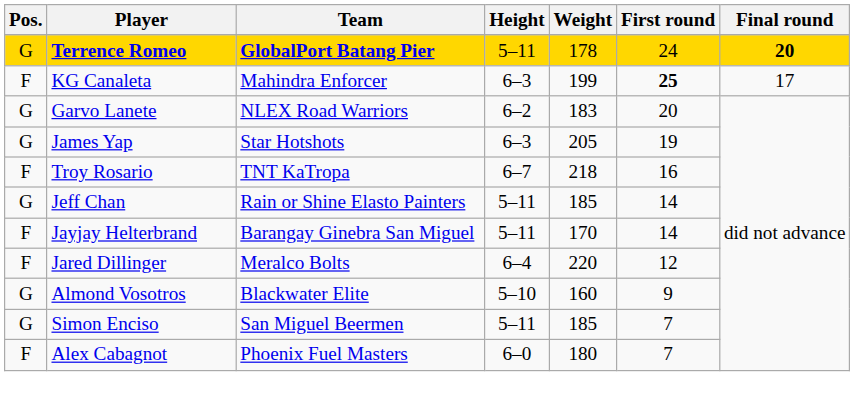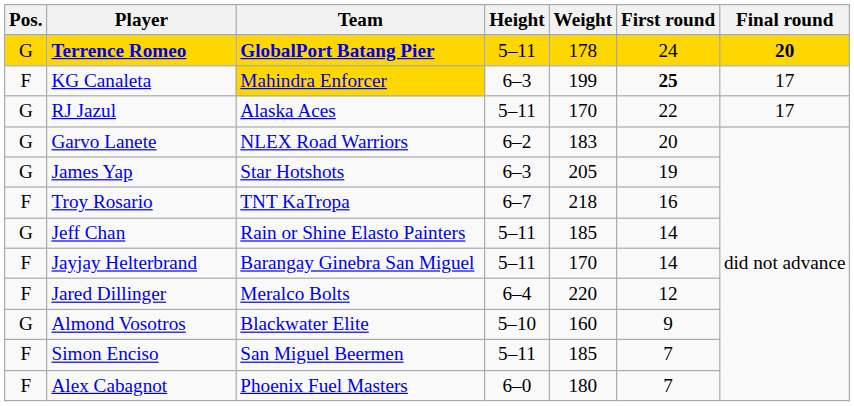(314, 80) no background -> (314, 80) gold background
+ row: (84, 111)
(26, 324) G -> (26, 354) F
